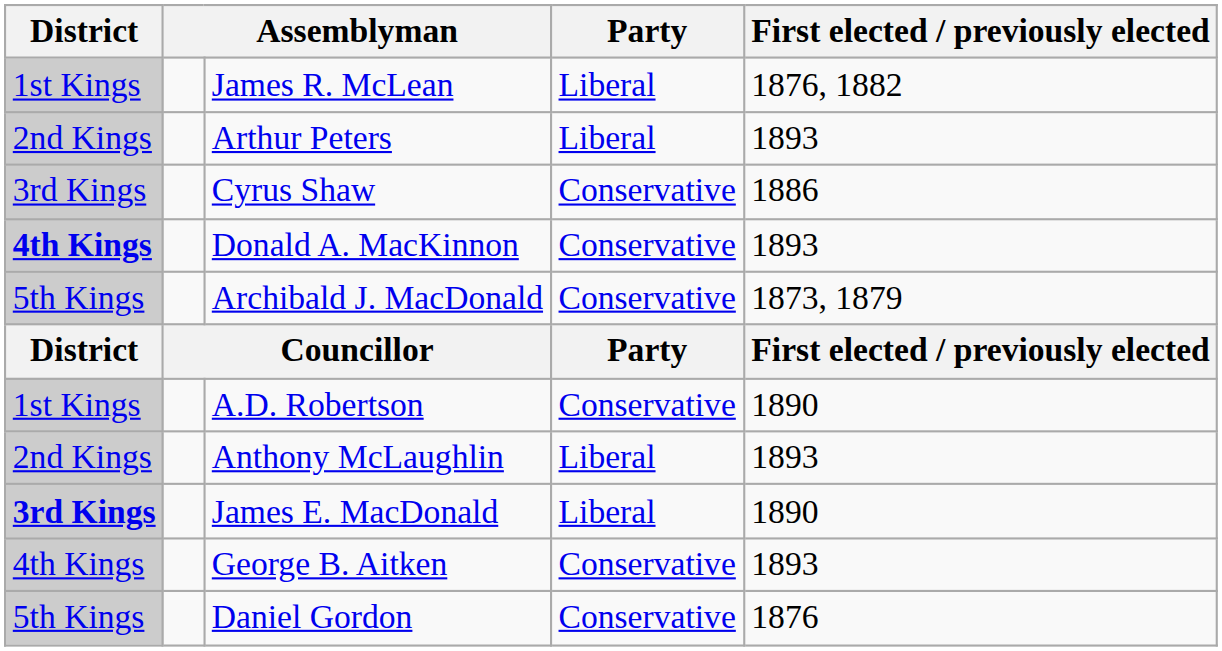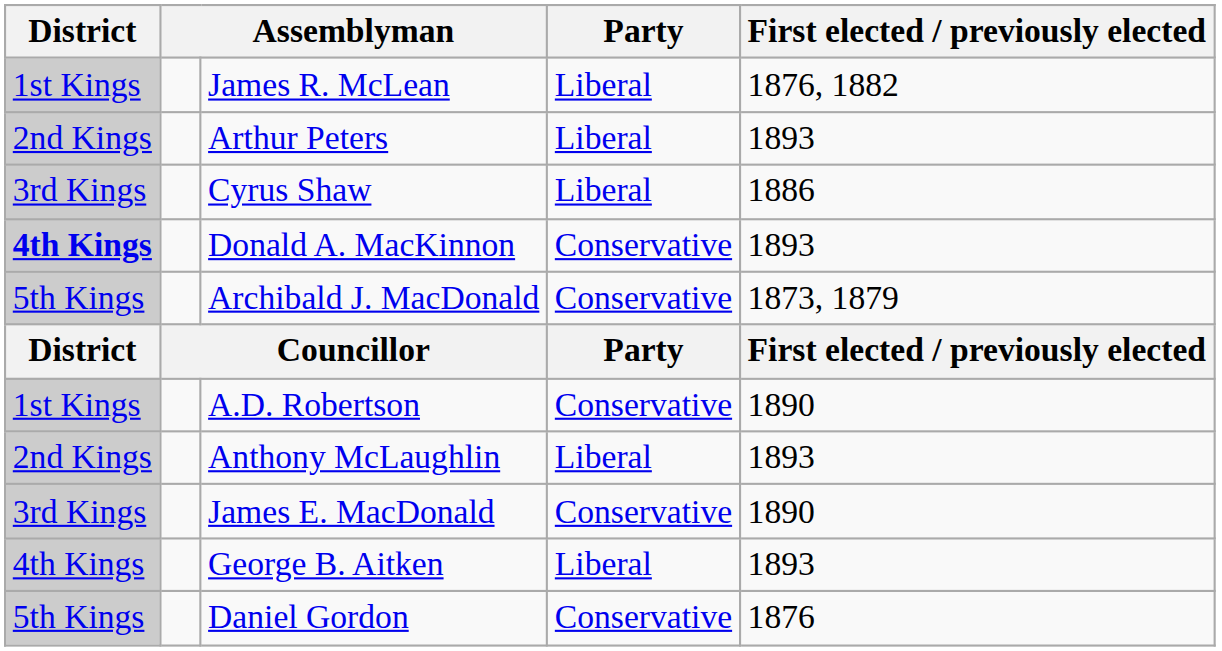(647, 191) Conservative -> (603, 191) Liberal
(84, 510) bold -> (80, 510) normal
(607, 510) Liberal -> (643, 510) Conservative
(647, 564) Conservative -> (603, 564) Liberal
